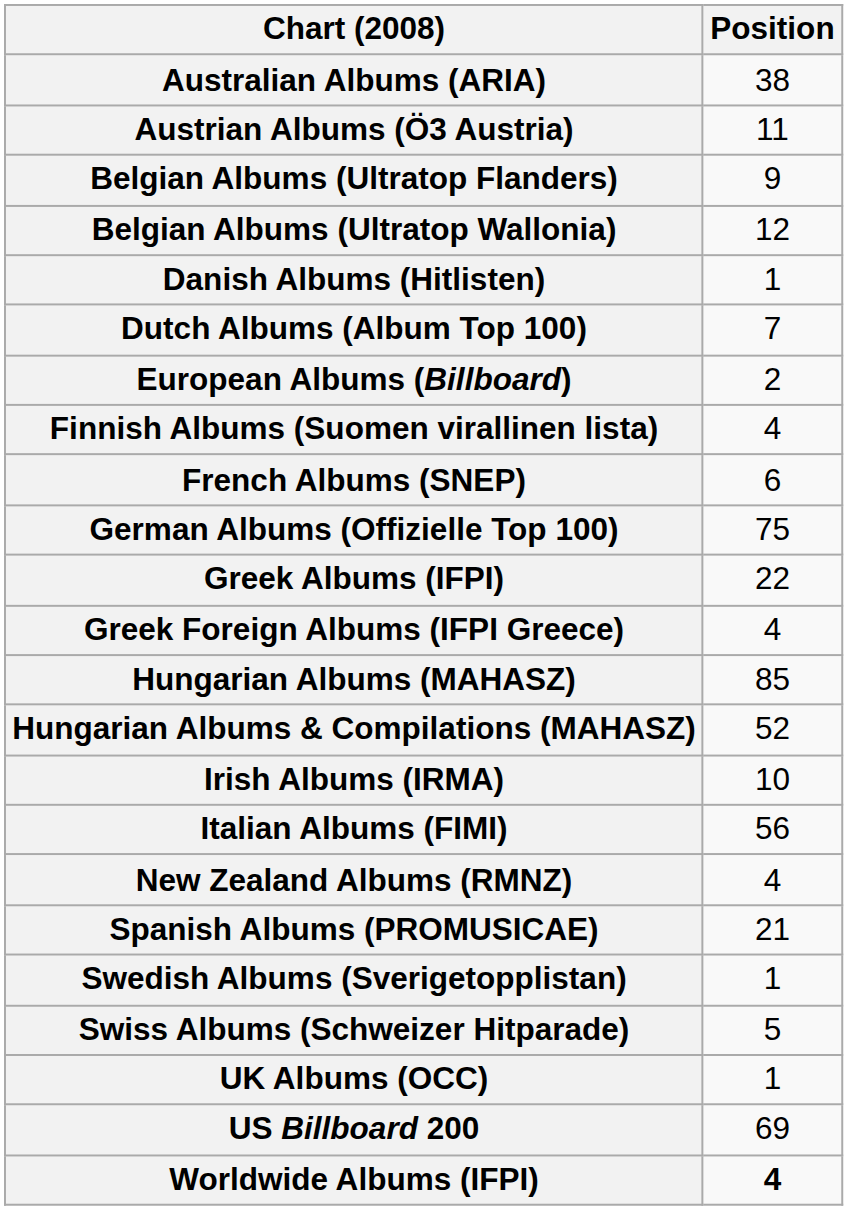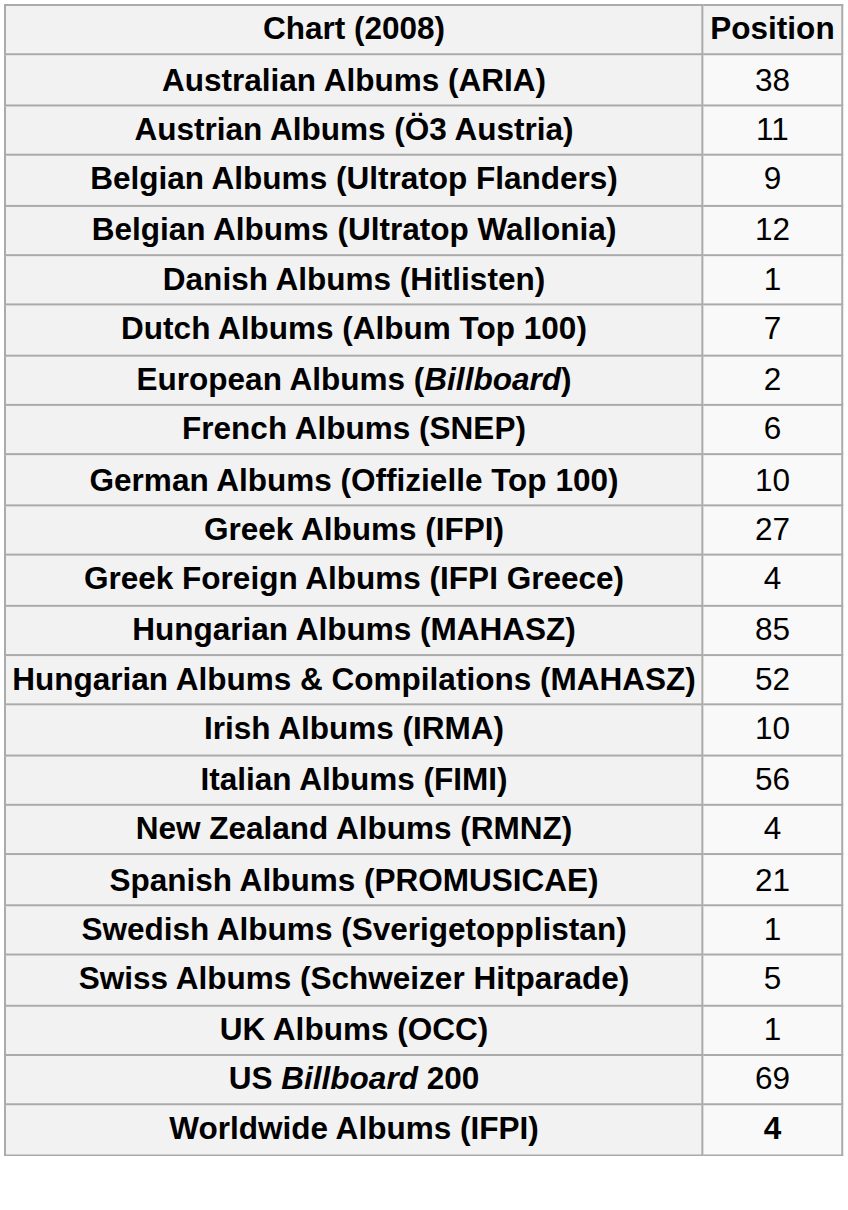- row: (354, 429)
(772, 529) 75 -> (772, 479) 10
(772, 579) 22 -> (772, 529) 27
